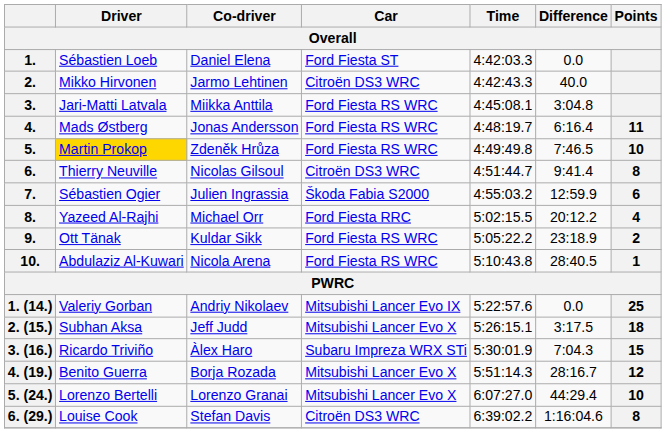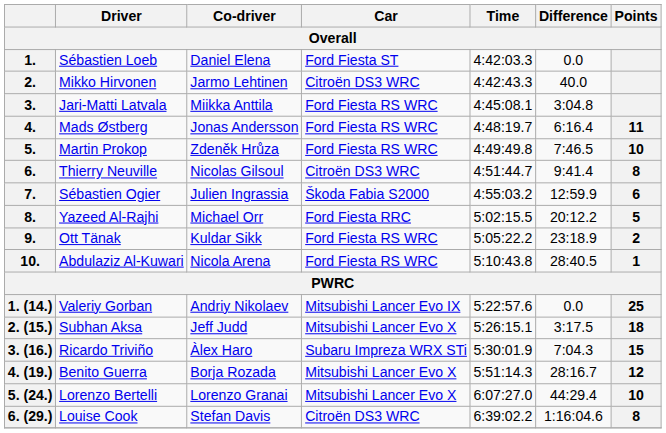(103, 150) gold background -> (103, 150) no background
(636, 217) 4 -> (636, 217) 5
